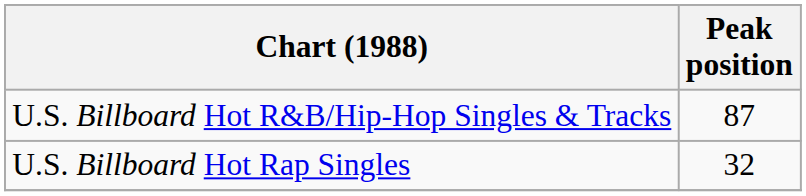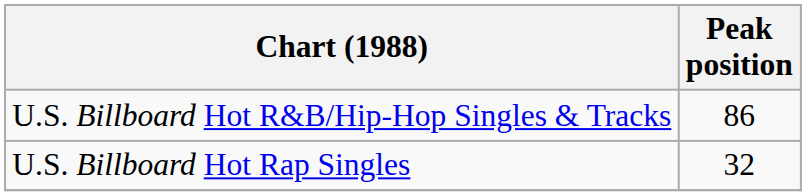(739, 114) 87 -> (739, 114) 86
